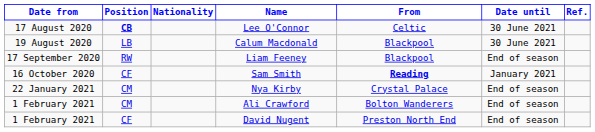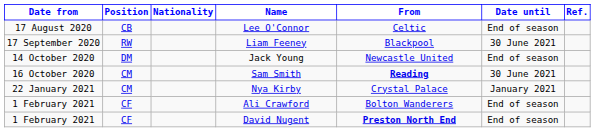(127, 27) bold -> (127, 27) normal
(523, 27) 30 June 2021 -> (523, 27) End of season
- row: (276, 42)
(523, 58) End of season -> (523, 42) 30 June 2021
+ row: (276, 58)
(127, 73) CF -> (127, 73) CM
(523, 73) January 2021 -> (523, 73) 30 June 2021
(523, 88) End of season -> (523, 88) January 2021
(127, 104) CM -> (127, 104) CF
(409, 119) normal -> (409, 119) bold
